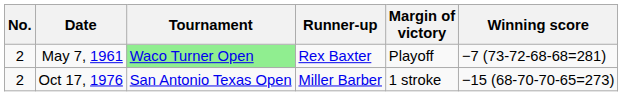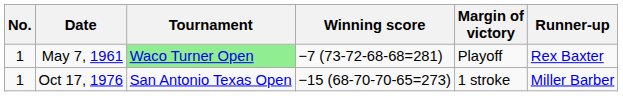columns swapped: (538, 25) <-> (340, 25)
(20, 56) 2 -> (20, 56) 1
(20, 80) 2 -> (20, 80) 1
